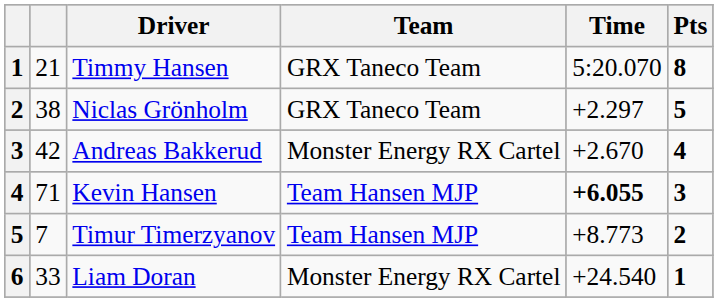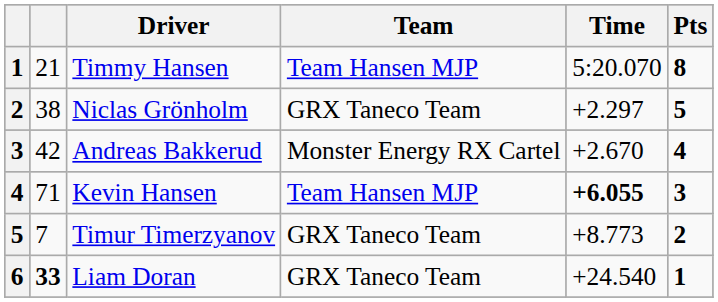(384, 67) GRX Taneco Team -> (383, 67) Team Hansen MJP
(383, 234) Team Hansen MJP -> (384, 234) GRX Taneco Team
(48, 276) normal -> (48, 276) bold
(424, 276) Monster Energy RX Cartel -> (384, 276) GRX Taneco Team
